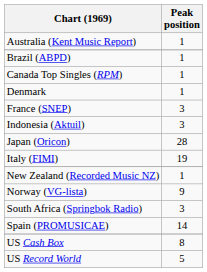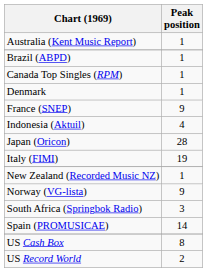(182, 108) 3 -> (182, 108) 9
(182, 125) 3 -> (182, 125) 4
(182, 259) 5 -> (182, 259) 2
